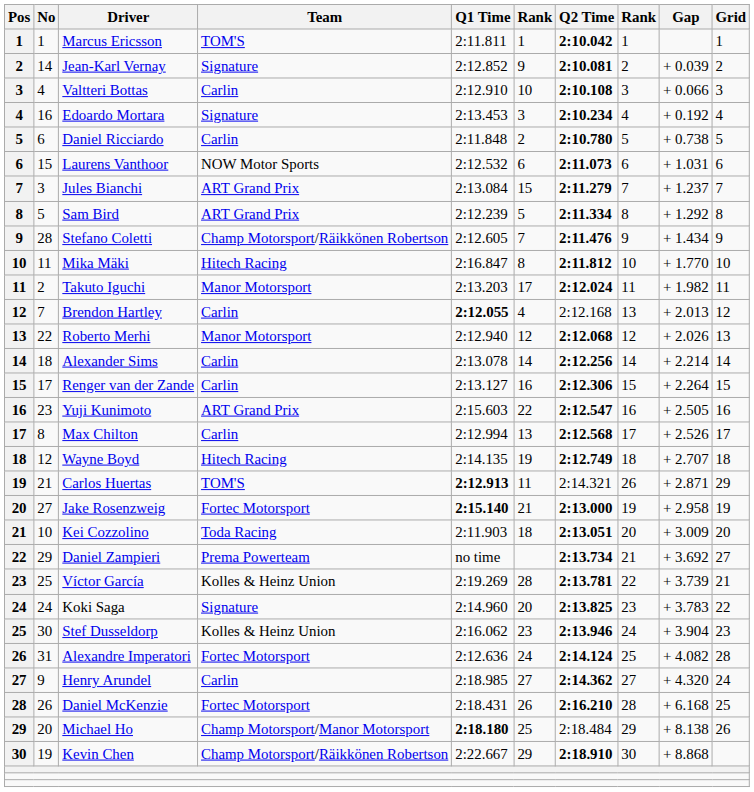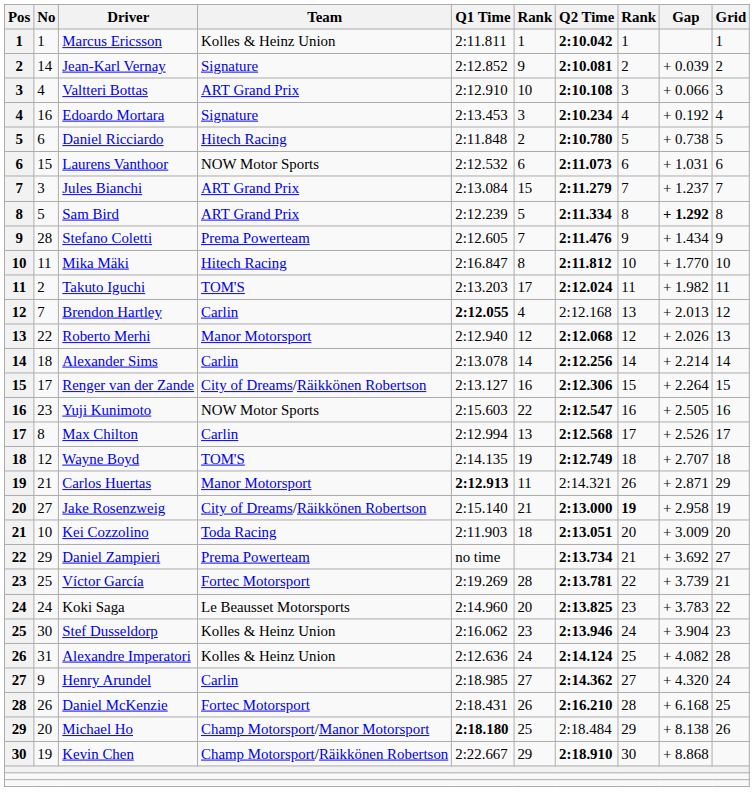(223, 41) TOM'S -> (268, 41) Kolles & Heinz Union
(220, 90) Carlin -> (250, 90) ART Grand Prix
(220, 139) Carlin -> (244, 139) Hitech Racing
(686, 213) normal -> (686, 213) bold
(325, 238) Champ Motorsport/Räikkönen Robertson -> (255, 238) Prema Powerteam
(256, 287) Manor Motorsport -> (223, 287) TOM'S
(220, 385) Carlin -> (314, 385) City of Dreams/Räikkönen Robertson
(250, 409) ART Grand Prix -> (260, 409) NOW Motor Sports
(244, 459) Hitech Racing -> (223, 459) TOM'S
(223, 483) TOM'S -> (256, 483) Manor Motorsport
(255, 508) Fortec Motorsport -> (314, 508) City of Dreams/Räikkönen Robertson
(482, 508) bold -> (481, 508) normal
(629, 508) normal -> (629, 508) bold
(268, 581) Kolles & Heinz Union -> (255, 581) Fortec Motorsport
(230, 606) Signature -> (275, 606) Le Beausset Motorsports
(255, 655) Fortec Motorsport -> (268, 655) Kolles & Heinz Union
